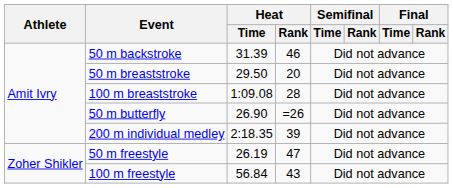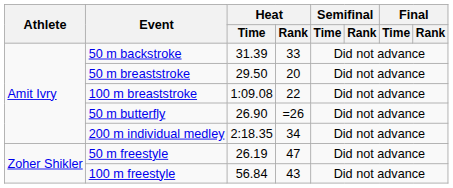(293, 54) 46 -> (293, 54) 33
(293, 94) 28 -> (293, 94) 22
(293, 134) 39 -> (293, 134) 34
